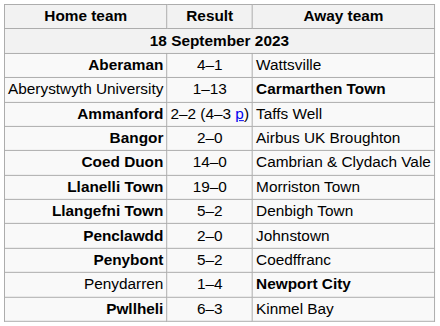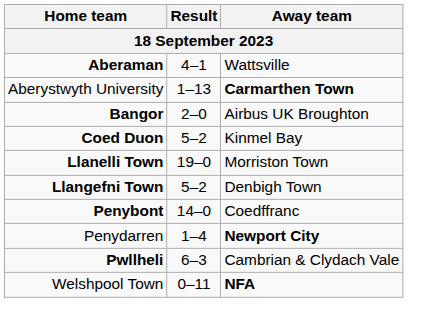- row: (120, 114)
(210, 162) 14–0 -> (194, 138) 5–2
(343, 162) Cambrian & Clydach Vale -> (263, 138) Kinmel Bay
- row: (123, 235)
(210, 260) 5–2 -> (194, 211) 14–0
(295, 308) Kinmel Bay -> (312, 260) Cambrian & Clydach Vale
+ row: (108, 284)
